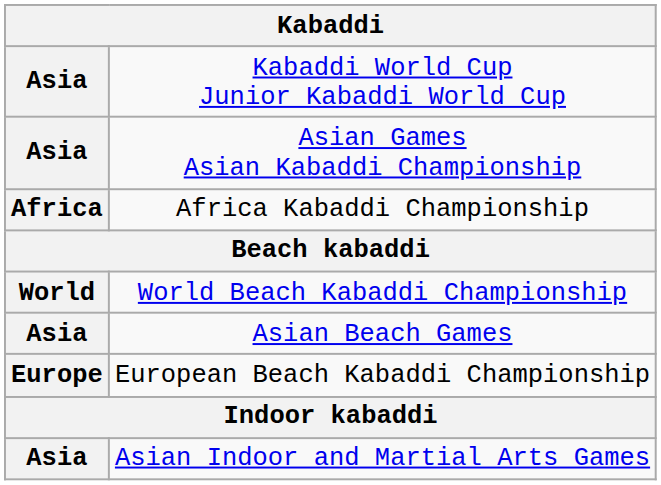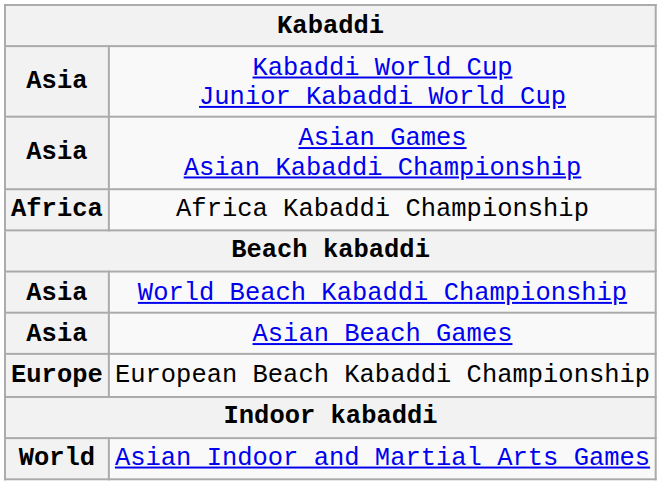(57, 292) World -> (57, 292) Asia
(57, 458) Asia -> (57, 458) World
